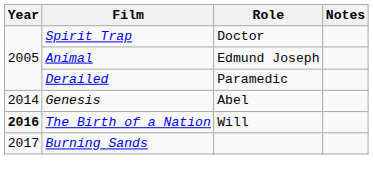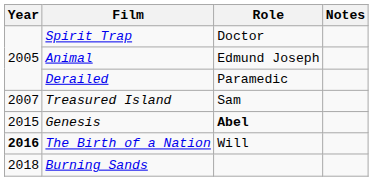+ row: (108, 101)
(23, 101) 2014 -> (23, 122) 2015
(233, 101) normal -> (233, 122) bold
(23, 144) 2017 -> (23, 165) 2018
